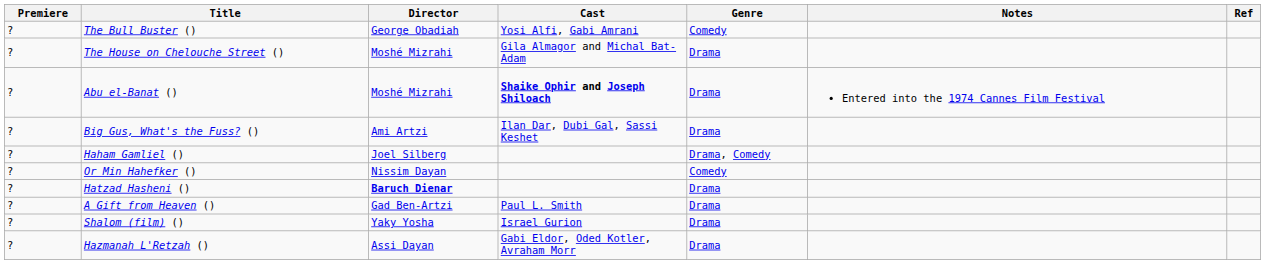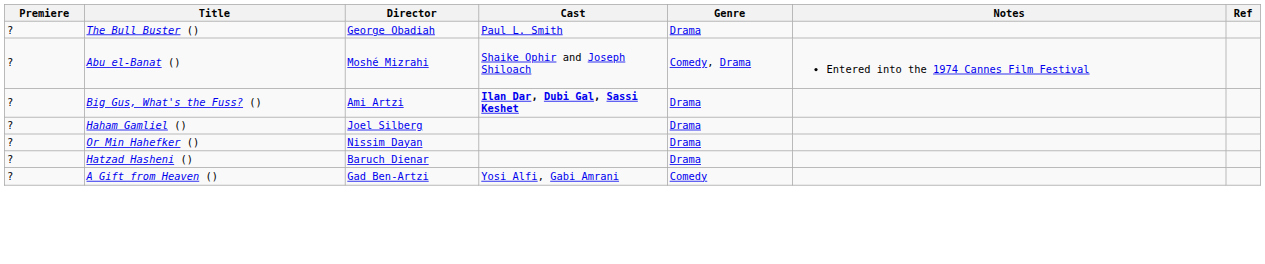(570, 30) Yosi Alfi, Gabi Amrani -> (522, 30) Paul L. Smith
(708, 30) Comedy -> (685, 30) Drama
- row: (184, 53)
(573, 92) bold -> (553, 63) normal
(705, 92) Drama -> (710, 63) Comedy, Drama
(579, 131) normal -> (560, 103) bold
(730, 154) Drama, Comedy -> (685, 125) Drama
(708, 171) Comedy -> (685, 142) Drama
(412, 188) bold -> (388, 159) normal
(541, 205) Paul L. Smith -> (550, 176) Yosi Alfi, Gabi Amrani
(705, 205) Drama -> (688, 176) Comedy
- row: (134, 222)
- row: (147, 245)
